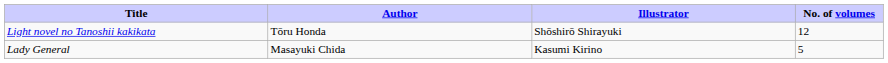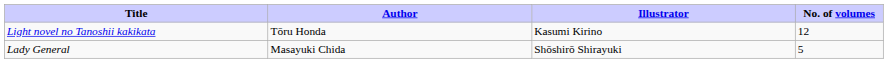(578, 31) Shōshirō Shirayuki -> (568, 31) Kasumi Kirino
(568, 49) Kasumi Kirino -> (578, 49) Shōshirō Shirayuki
